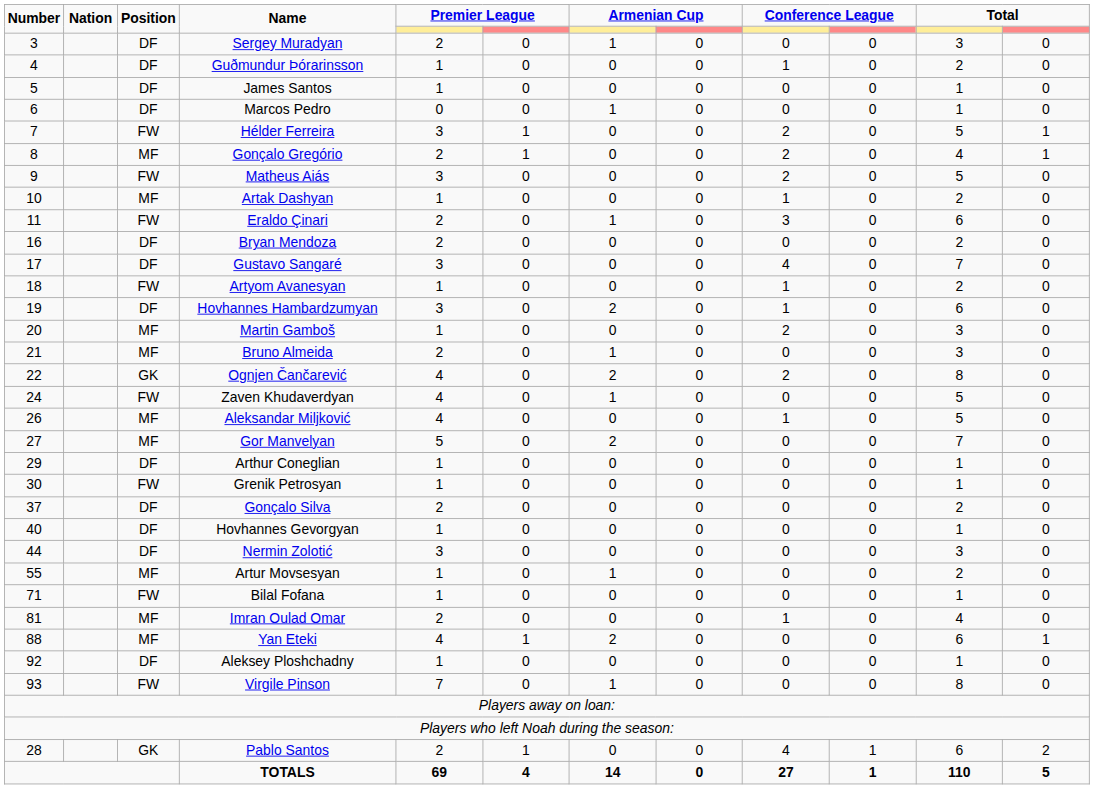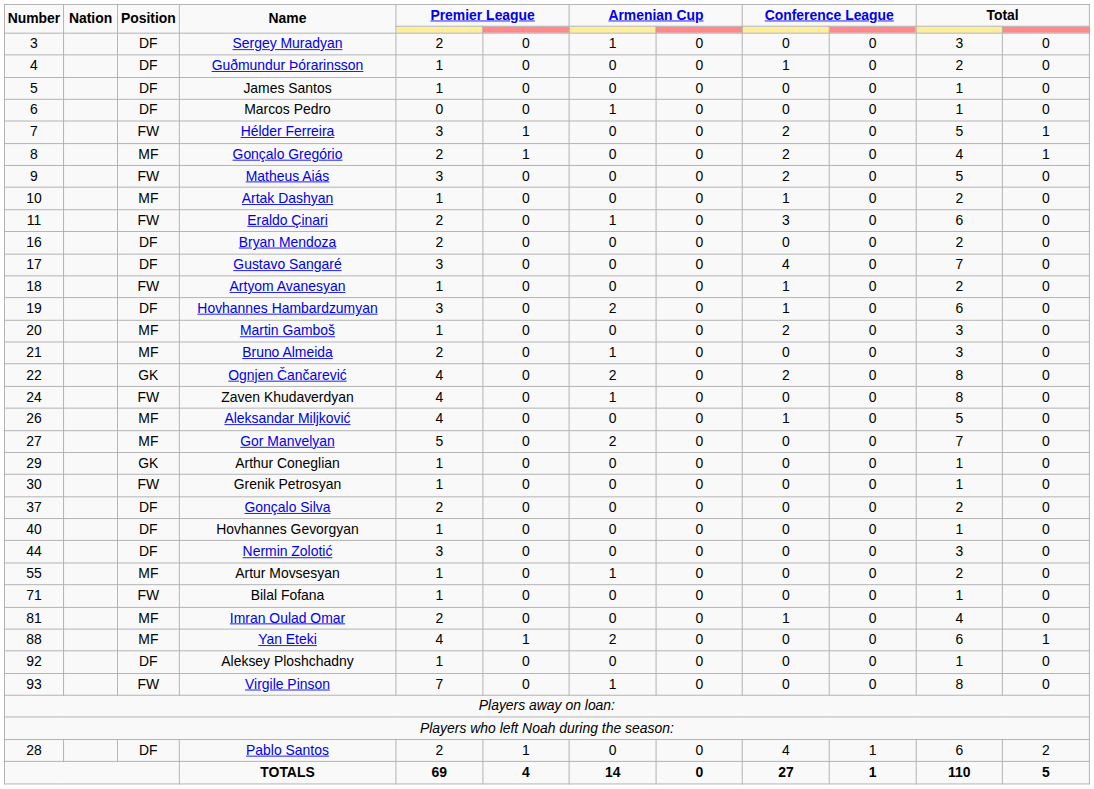(959, 397) 5 -> (959, 397) 8
(148, 463) DF -> (148, 463) GK
(148, 750) GK -> (148, 750) DF
